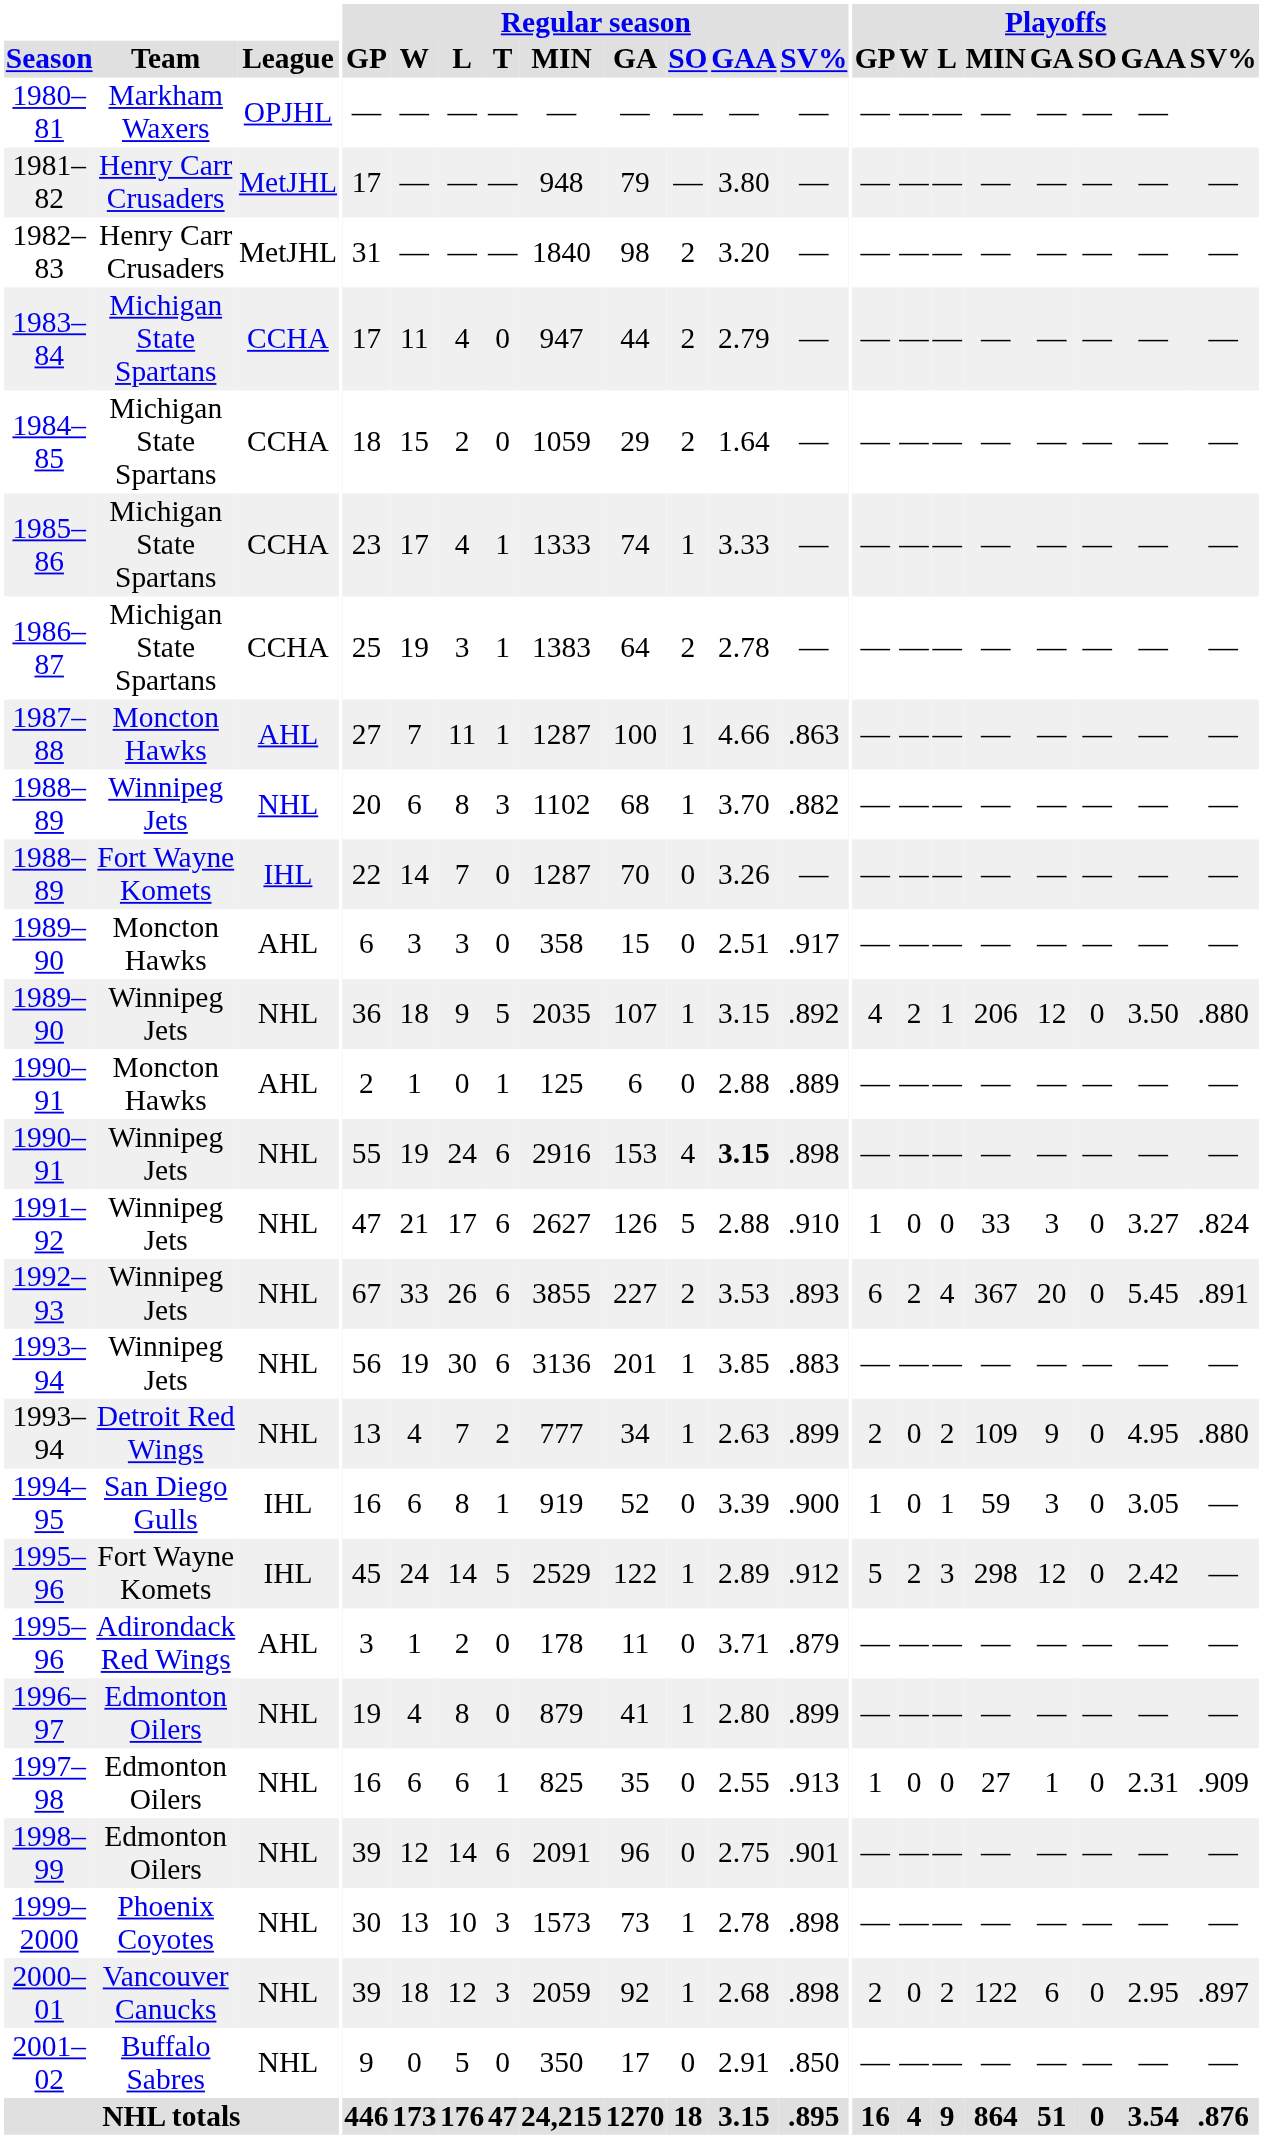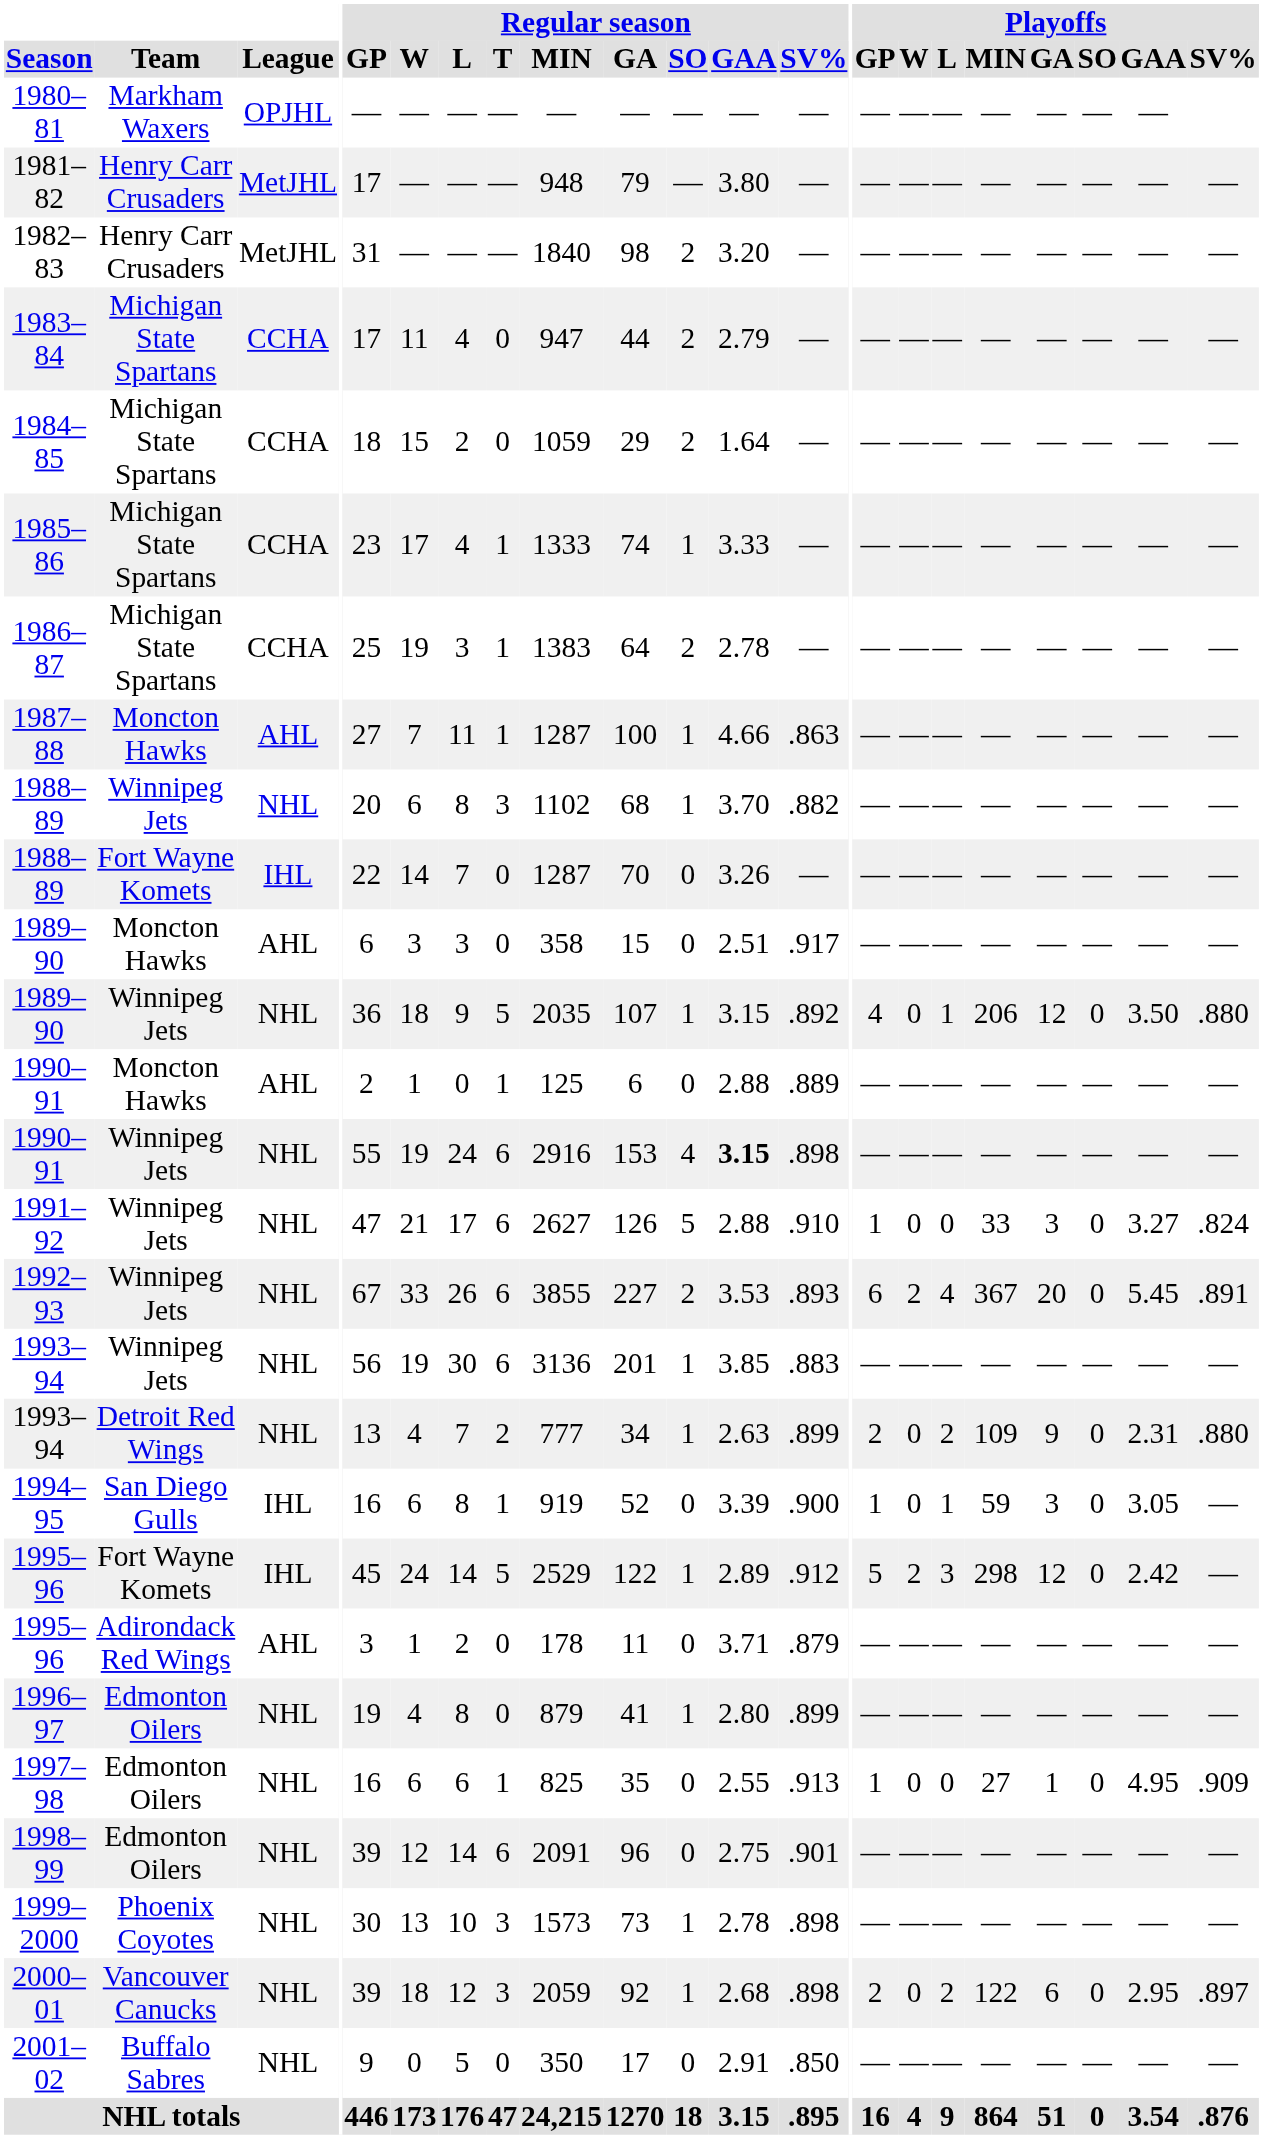(914, 1013) 2 -> (914, 1013) 0
(1153, 1433) 4.95 -> (1153, 1433) 2.31
(1153, 1782) 2.31 -> (1153, 1782) 4.95
